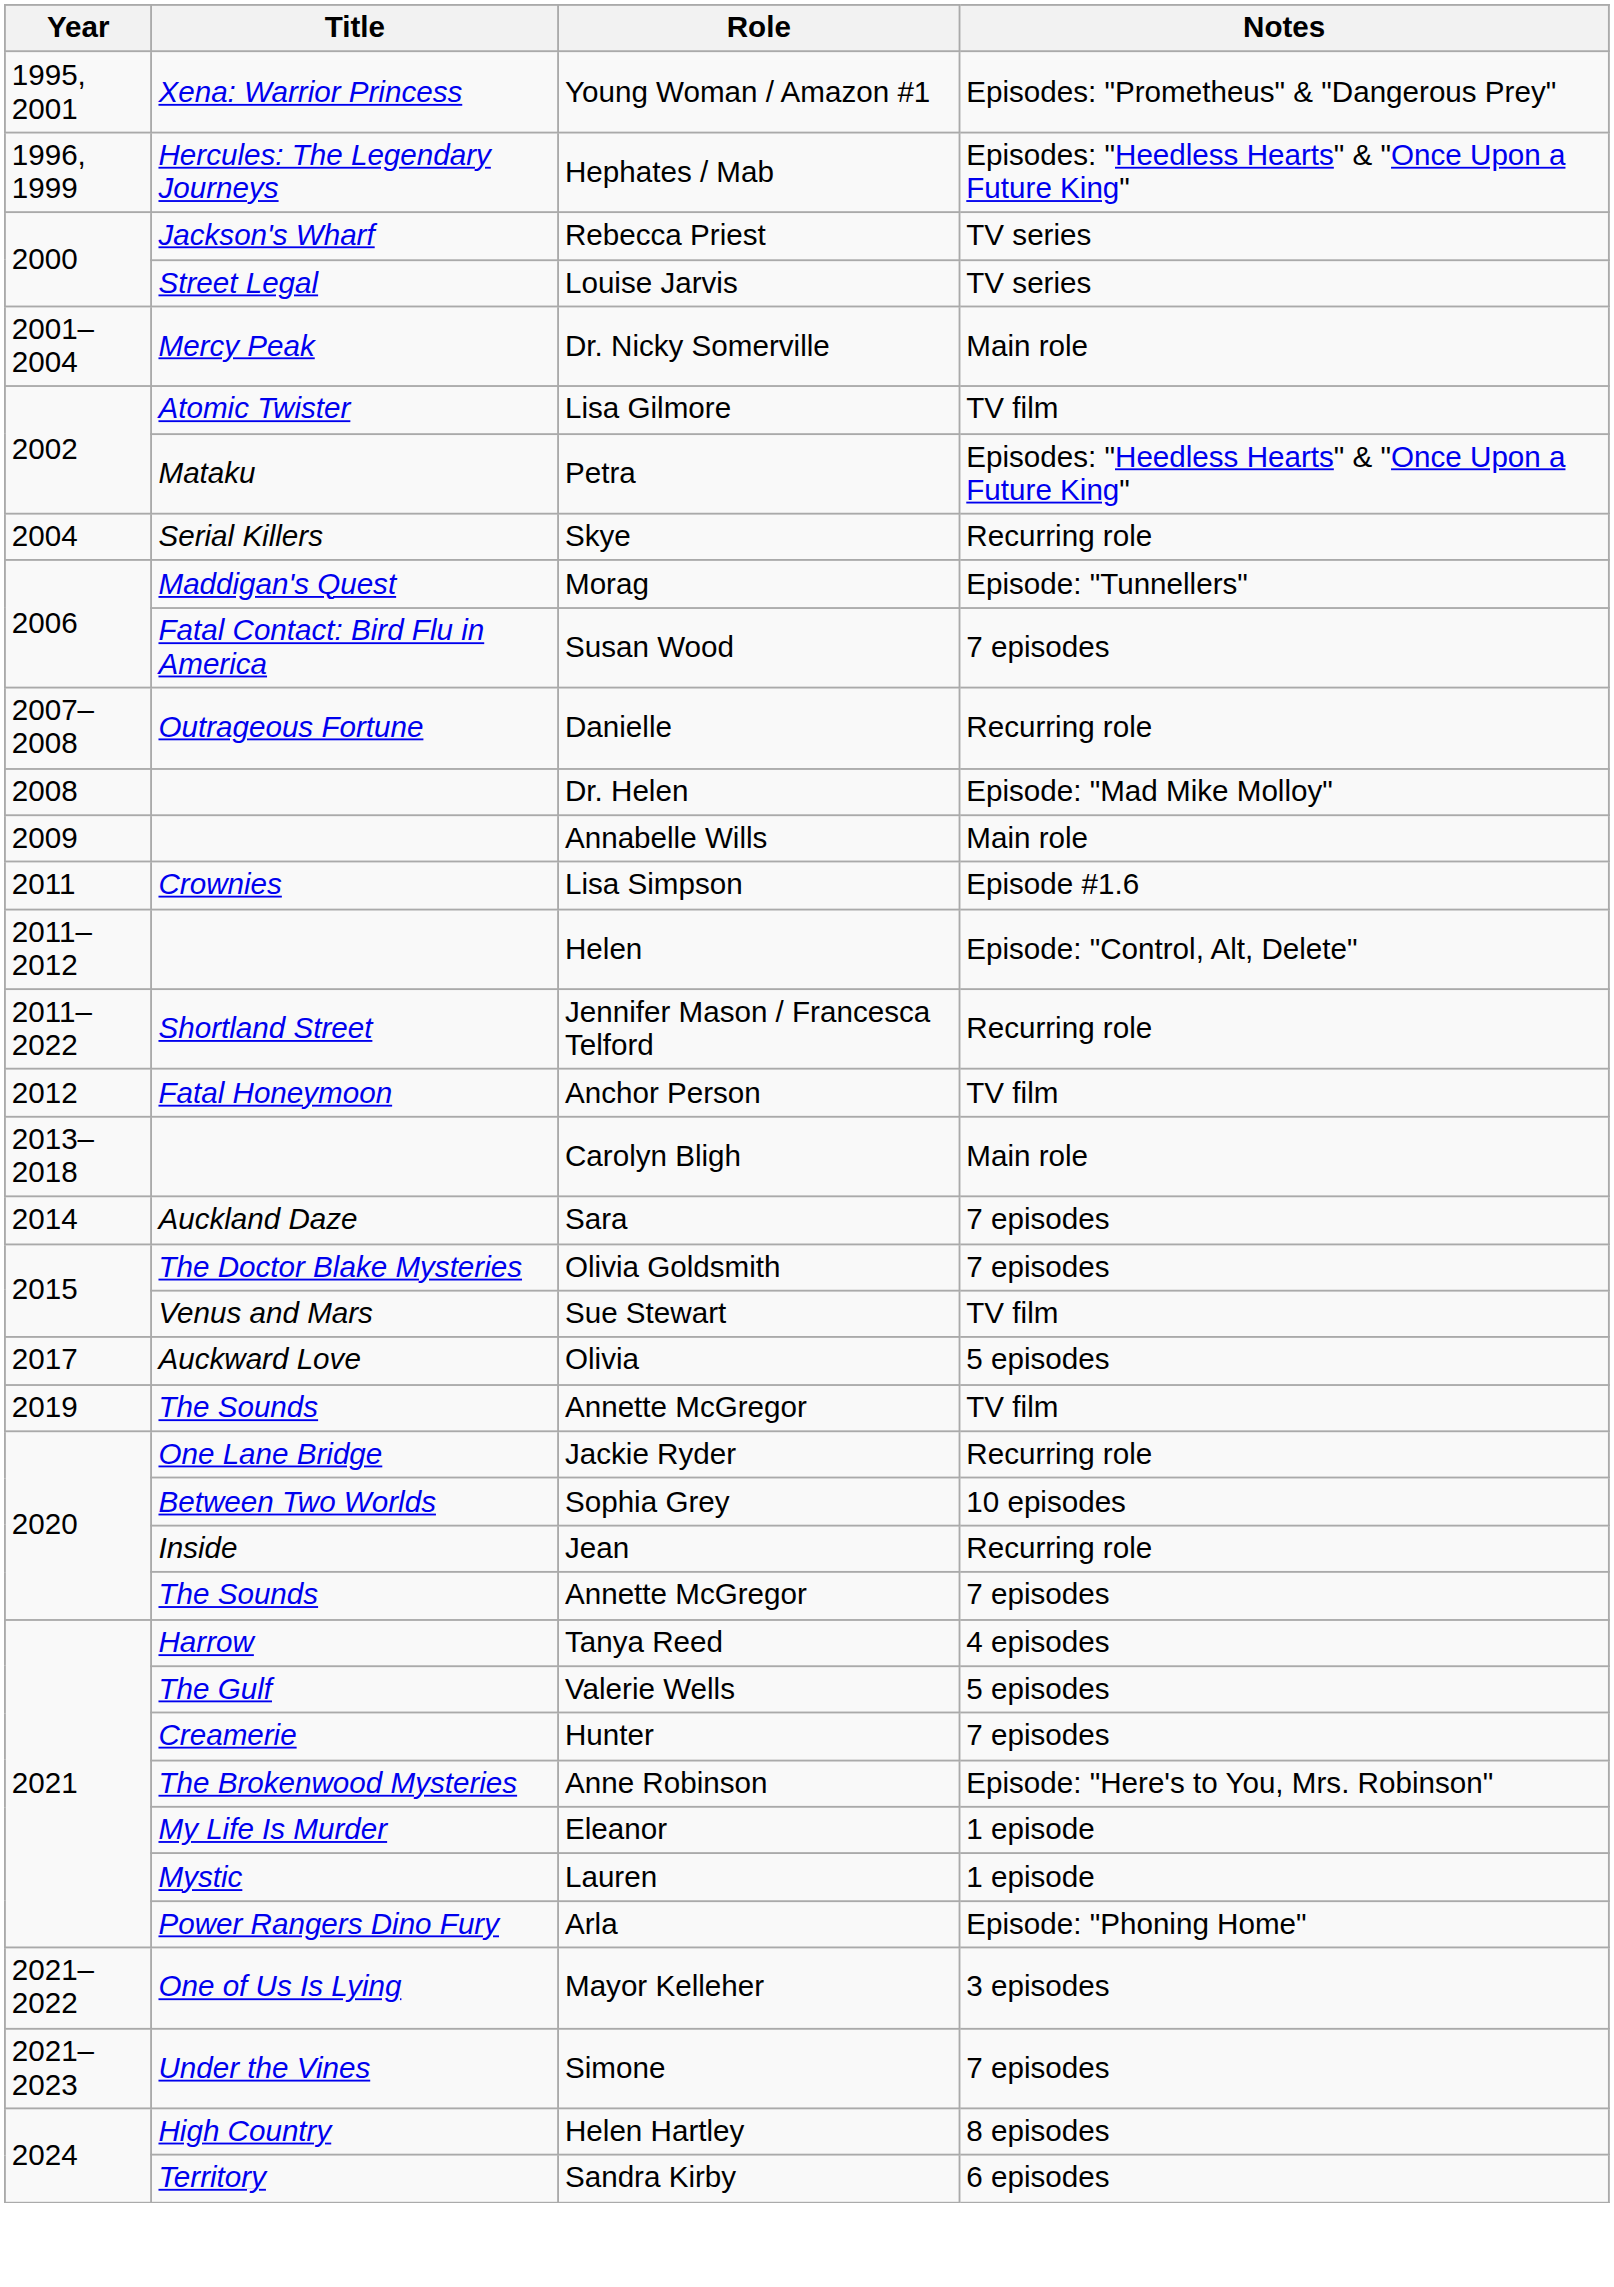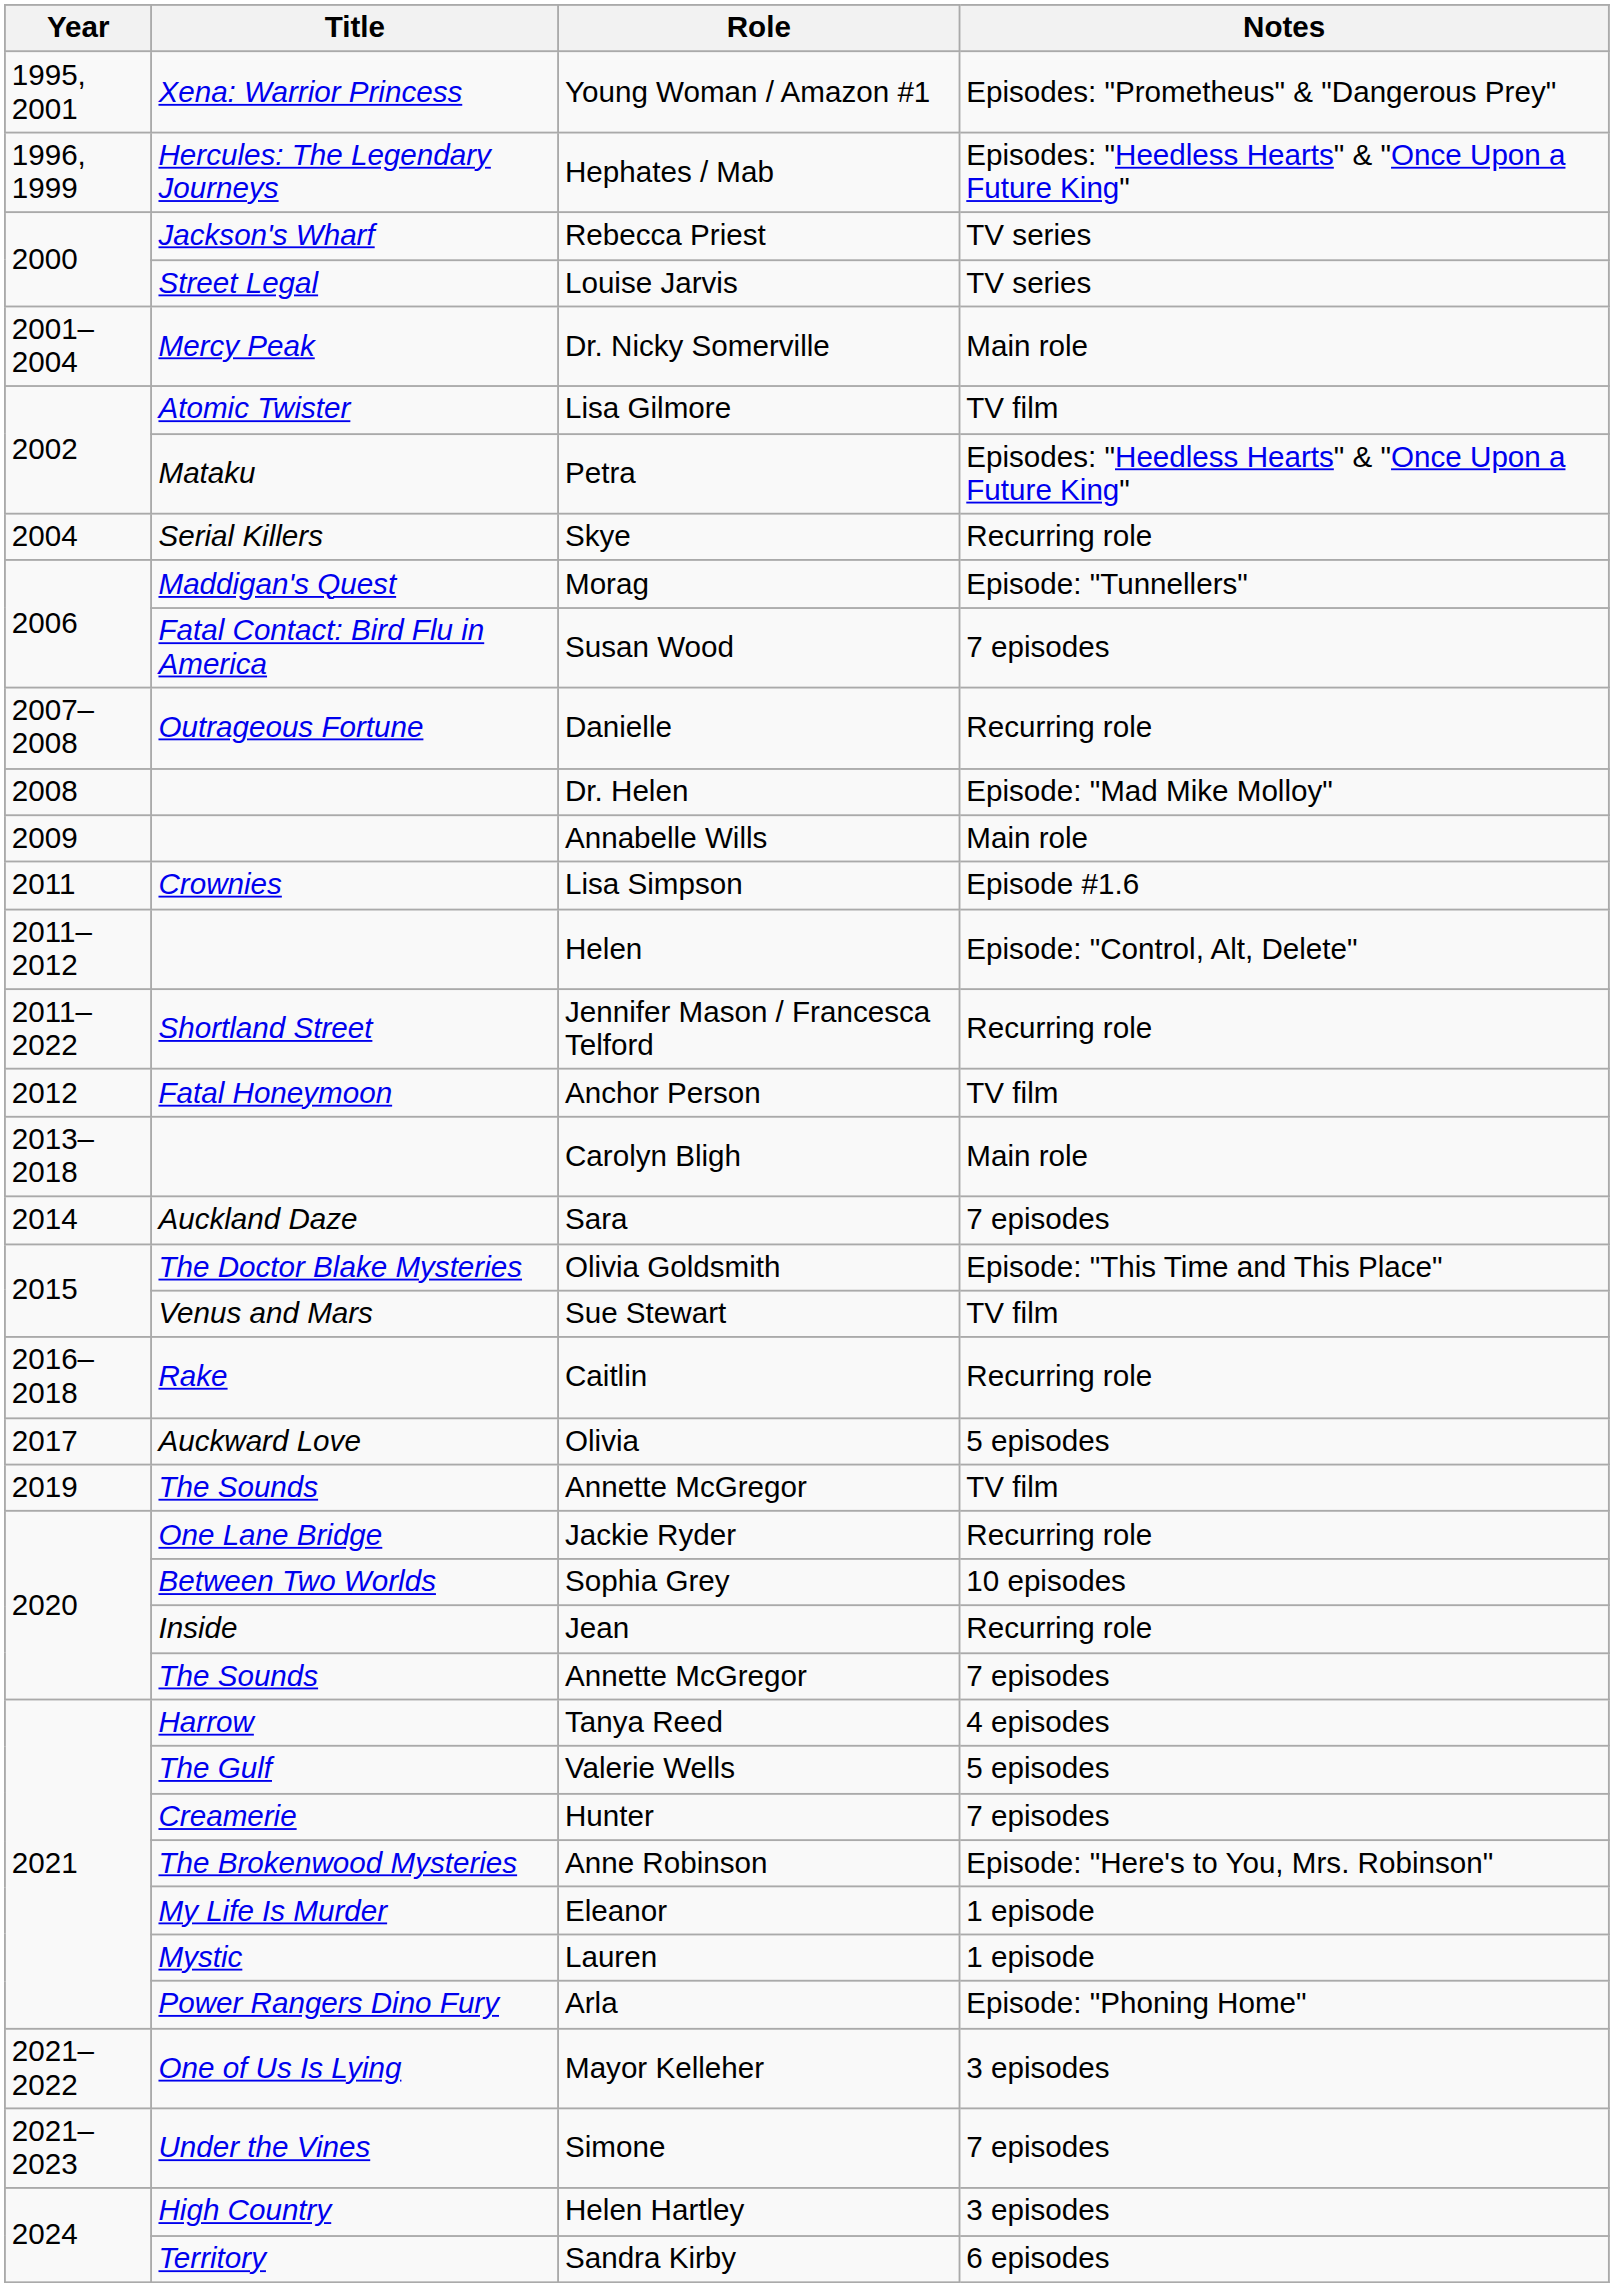(1038, 1266) 7 episodes -> (1204, 1266) Episode: "This Time and This Place"
+ row: (53, 1377)
(1038, 2131) 8 episodes -> (1038, 2211) 3 episodes
